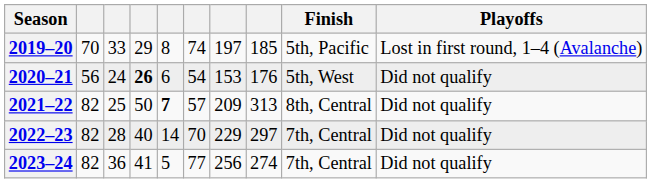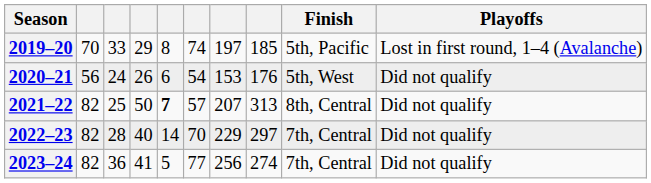(143, 76) bold -> (143, 76) normal
(228, 105) 209 -> (228, 105) 207
